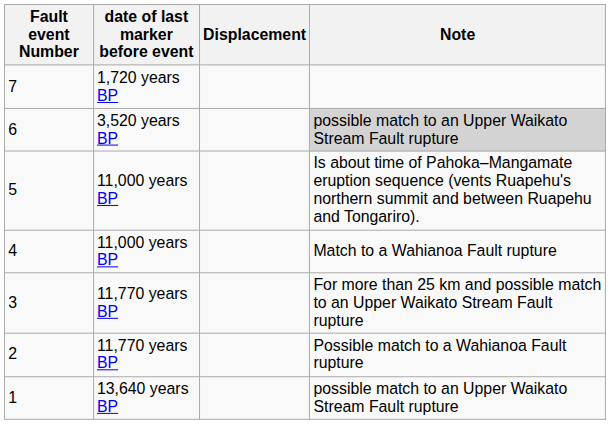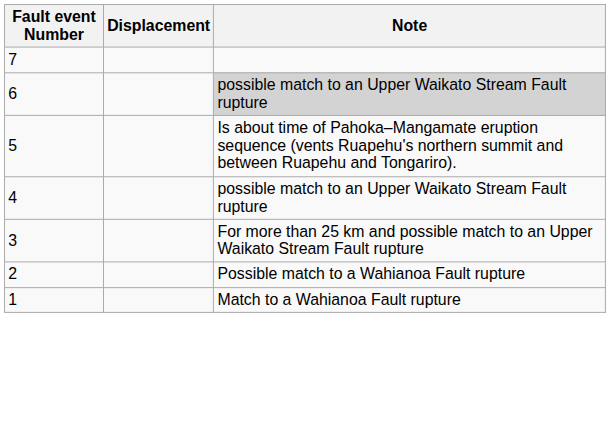- column: (146, 34)
(435, 251) Match to a Wahianoa Fault rupture -> (392, 197) possible match to an Upper Waikato Stream Fault rupture
(440, 397) possible match to an Upper Waikato Stream Fault rupture -> (339, 299) Match to a Wahianoa Fault rupture
